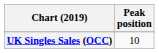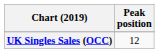(134, 40) 10 -> (134, 40) 12
